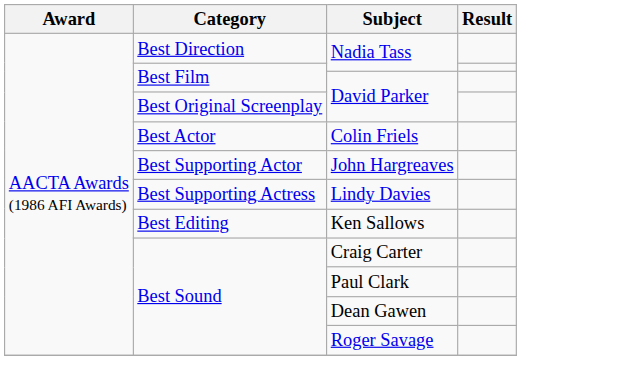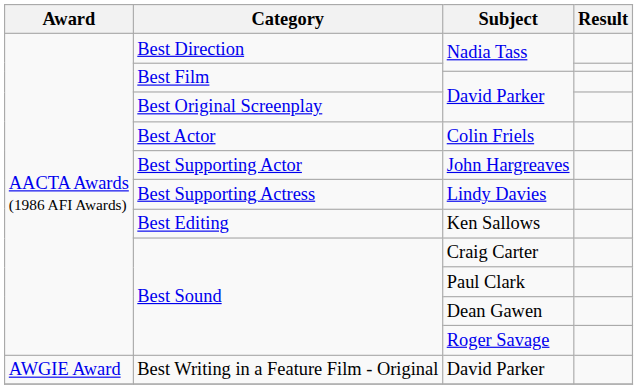+ row: (288, 369)
